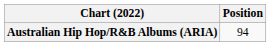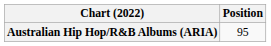(243, 32) 94 -> (243, 32) 95
